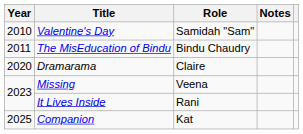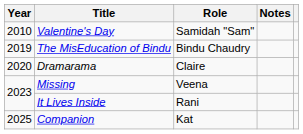(19, 48) 2011 -> (19, 48) 2019
